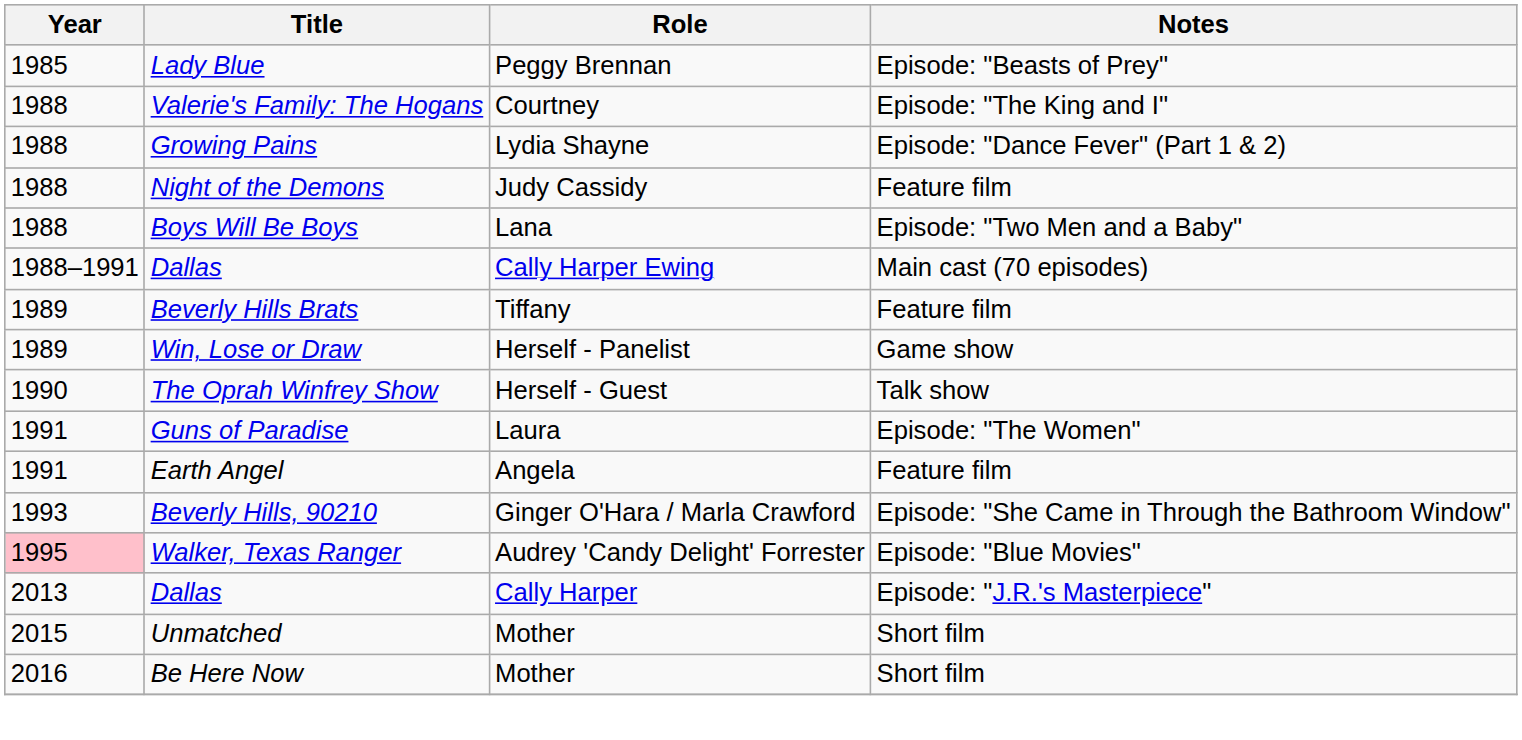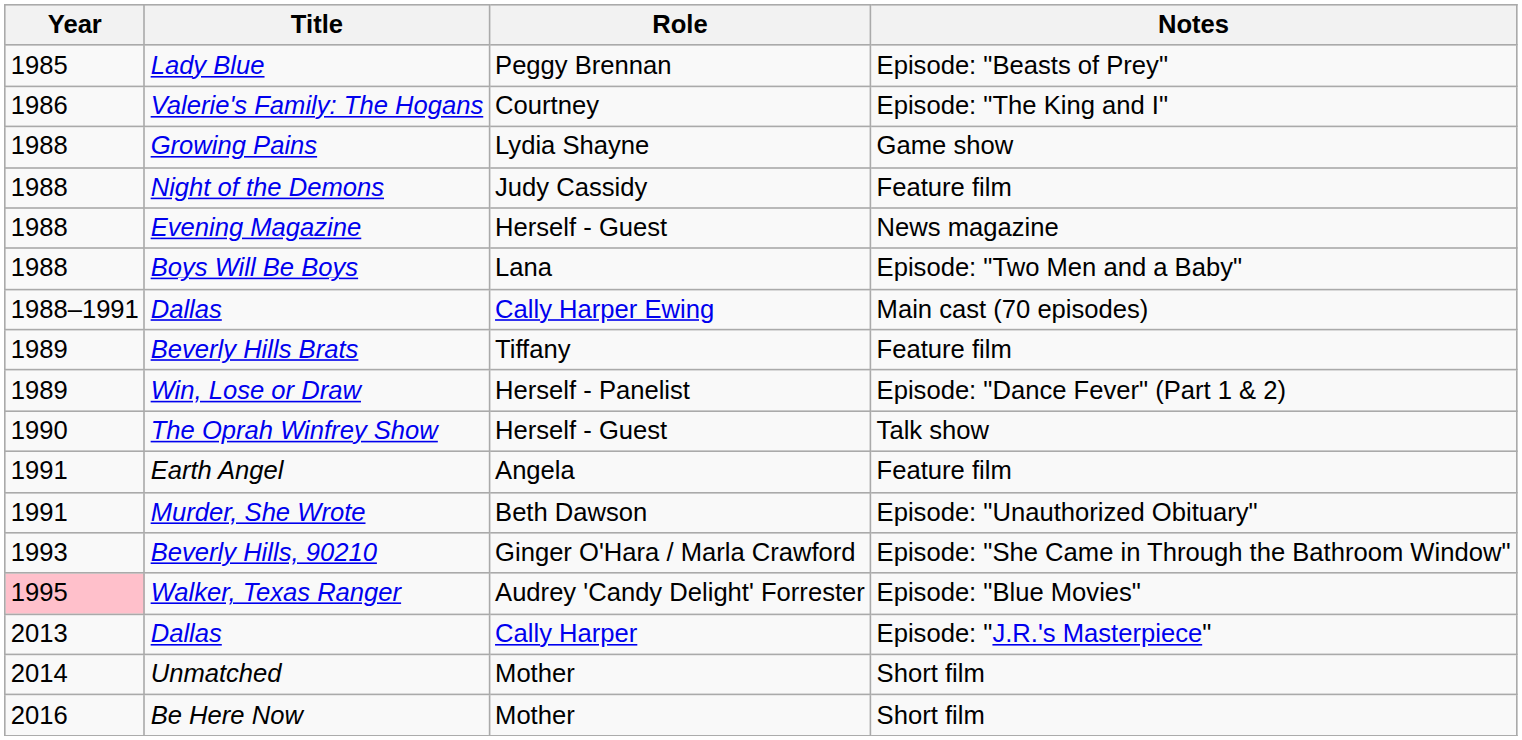(39, 106) 1988 -> (39, 106) 1986
(1081, 146) Episode: "Dance Fever" (Part 1 & 2) -> (945, 146) Game show
+ row: (256, 227)
(945, 349) Game show -> (1081, 390) Episode: "Dance Fever" (Part 1 & 2)
- row: (250, 430)
+ row: (258, 512)
(39, 633) 2015 -> (39, 674) 2014
